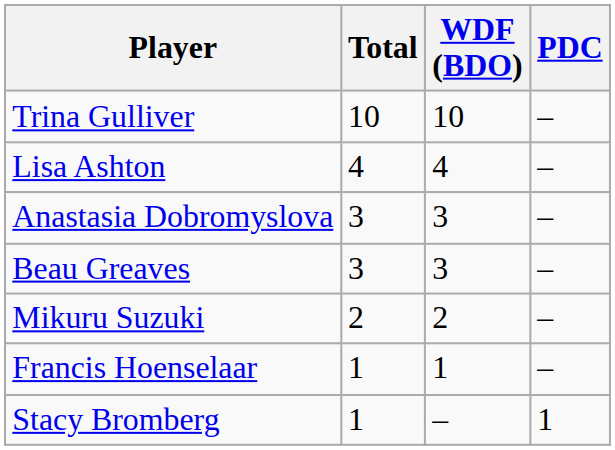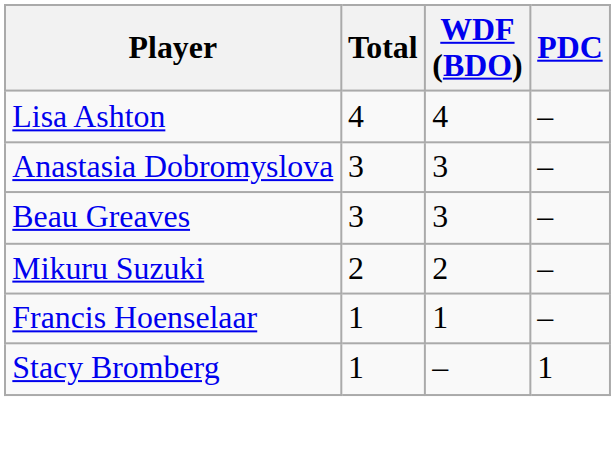- row: (103, 116)
